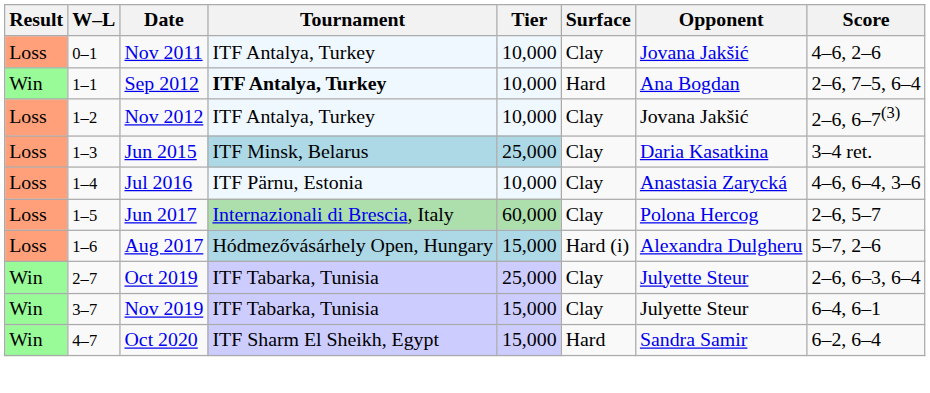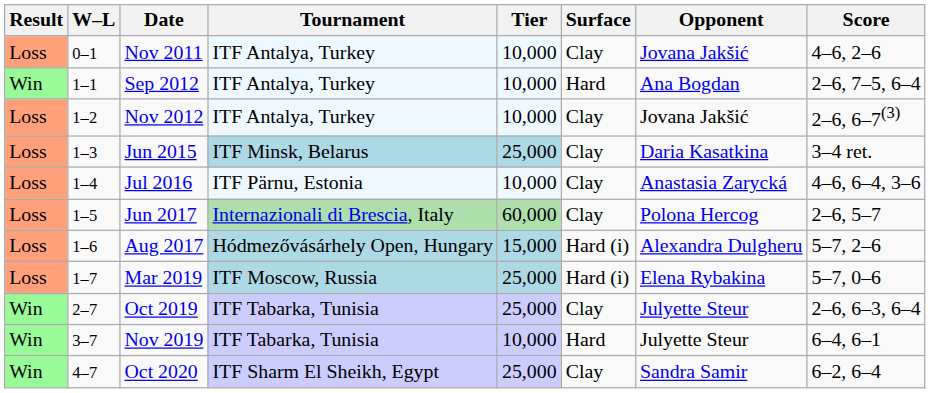(299, 83) bold -> (294, 83) normal
+ row: (163, 277)
(529, 308) 15,000 -> (529, 340) 10,000
(584, 308) Clay -> (586, 340) Hard
(529, 340) 15,000 -> (529, 371) 25,000
(586, 340) Hard -> (584, 371) Clay
